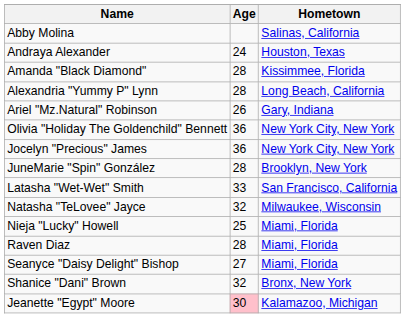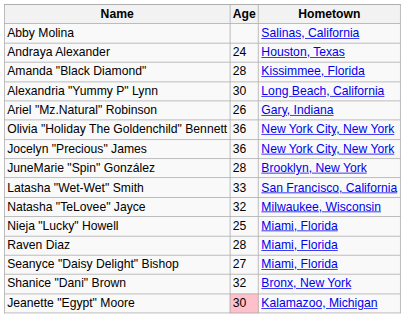(240, 91) 28 -> (240, 91) 30
